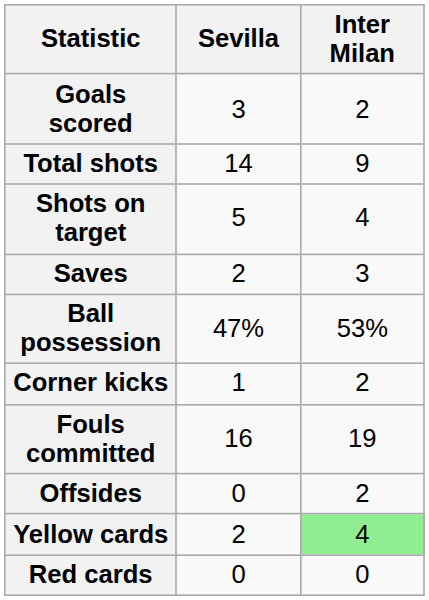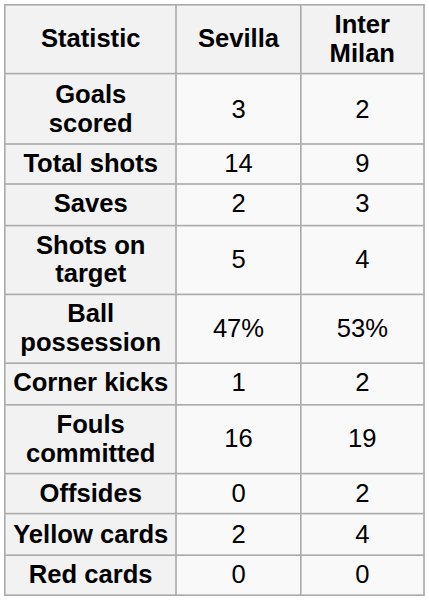rows swapped: (91, 218) <-> (91, 273)
(362, 534) lightgreen background -> (362, 534) no background
